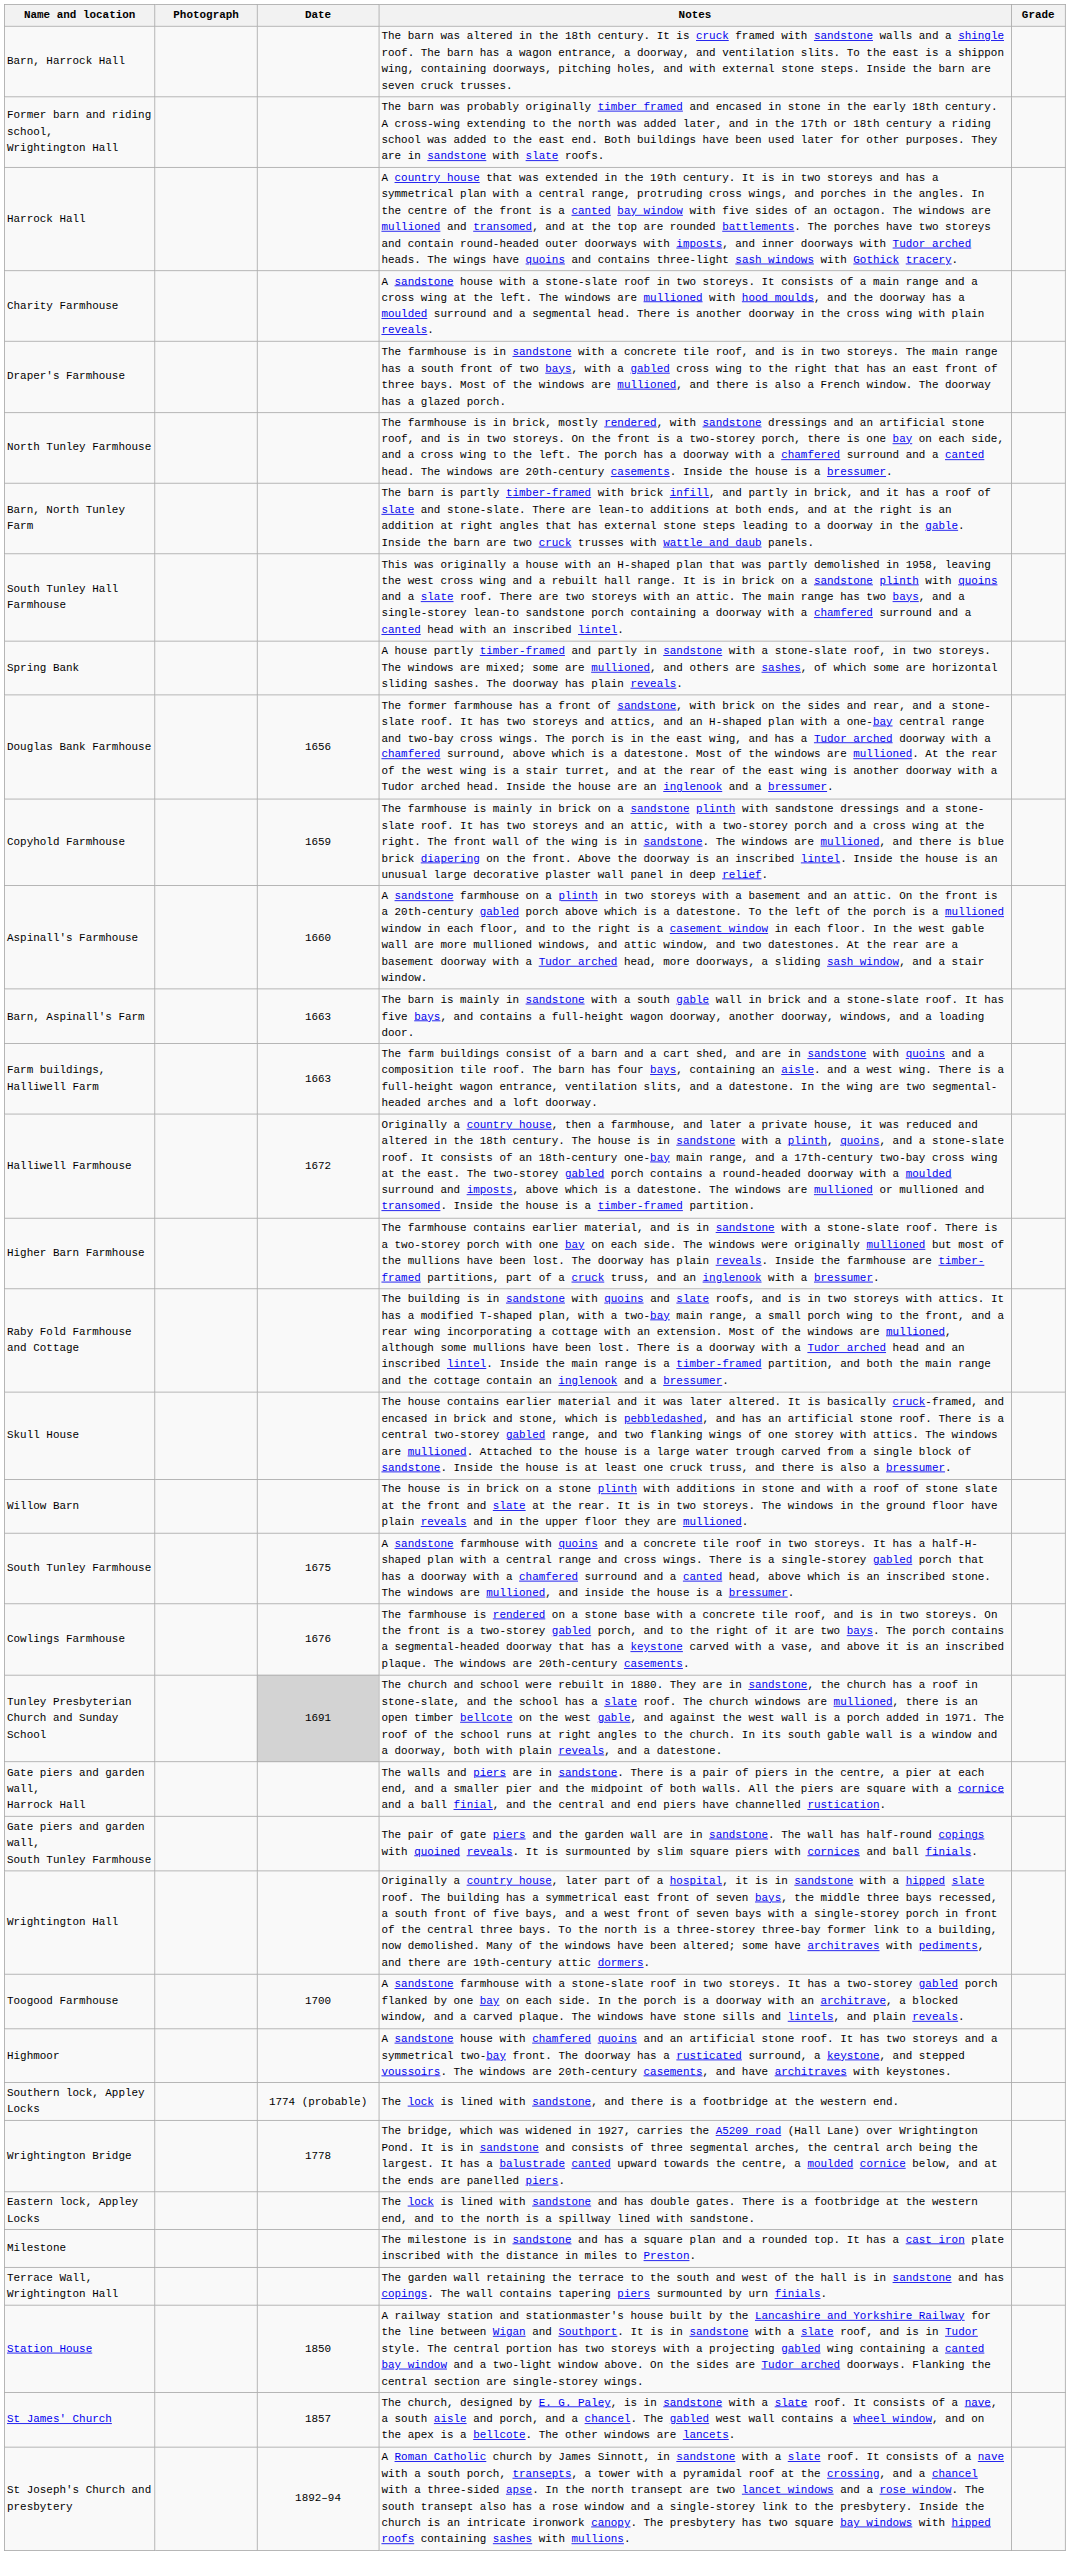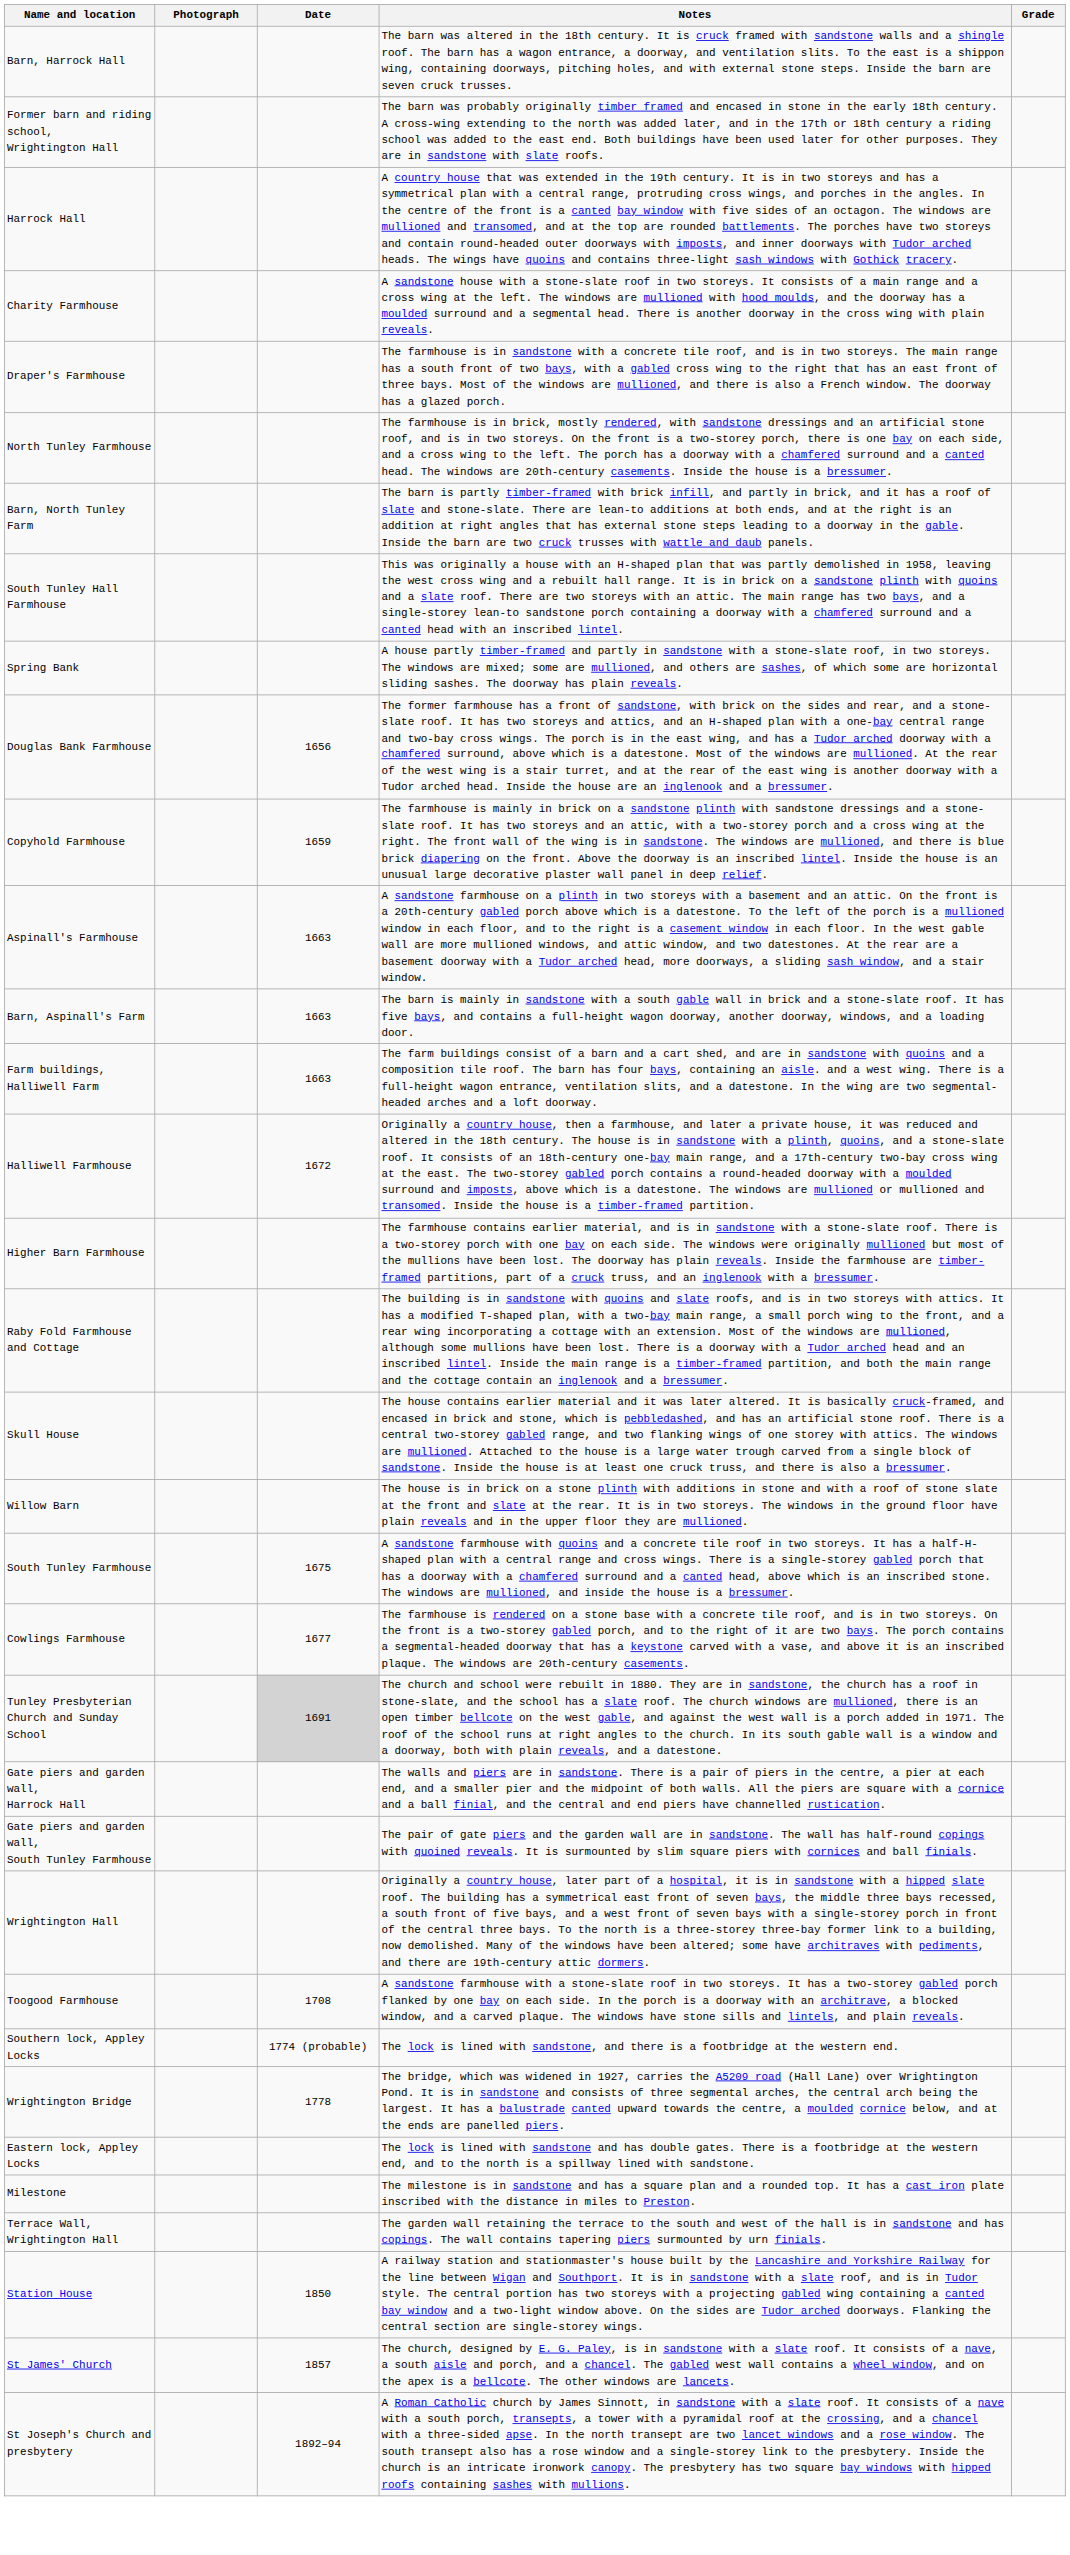(318, 937) 1660 -> (318, 937) 1663
(318, 1639) 1676 -> (318, 1639) 1677
(318, 2001) 1700 -> (318, 2001) 1708
- row: (33, 2055)
